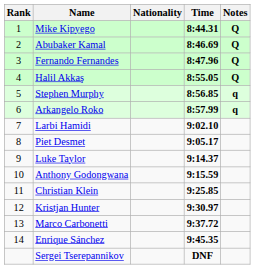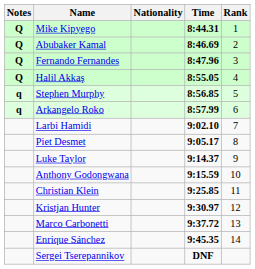columns swapped: (19, 12) <-> (235, 12)
